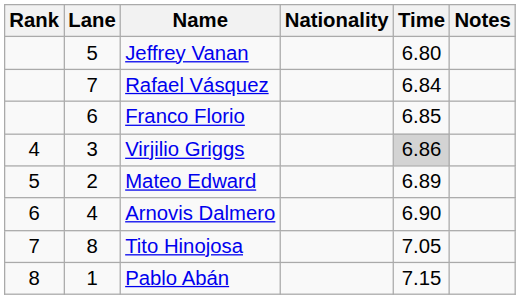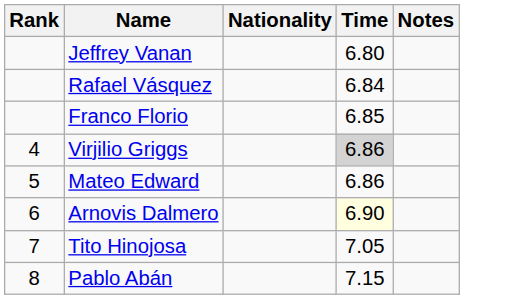- column: (92, 20)
(422, 181) 6.89 -> (365, 181) 6.86
(422, 213) no background -> (365, 213) lightyellow background
